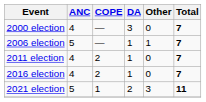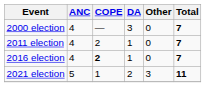- row: (36, 43)
(97, 74) normal -> (97, 58) bold
